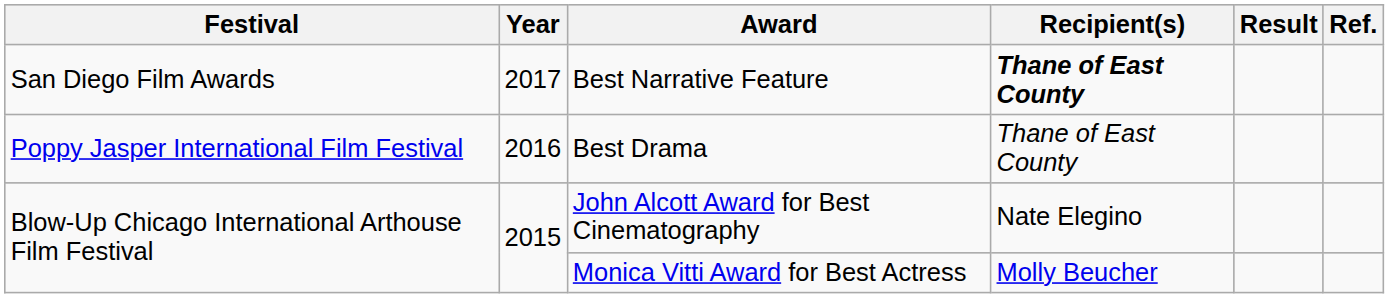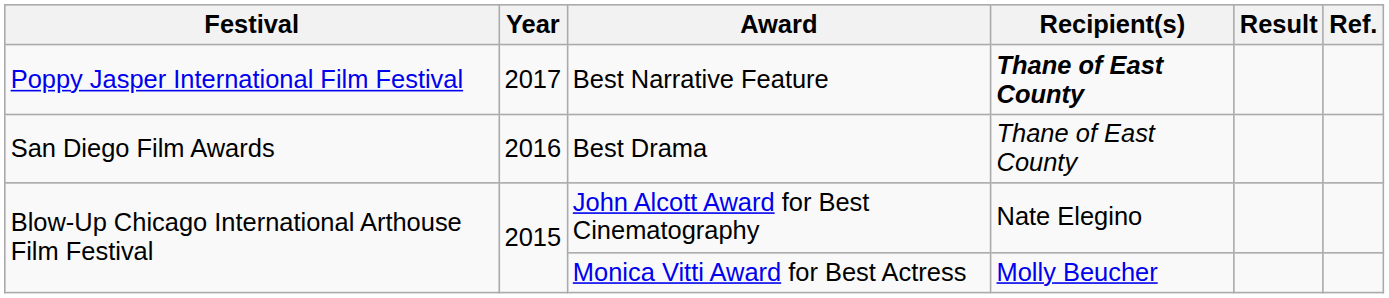(143, 79) San Diego Film Awards -> (237, 79) Poppy Jasper International Film Festival
(237, 148) Poppy Jasper International Film Festival -> (143, 148) San Diego Film Awards
